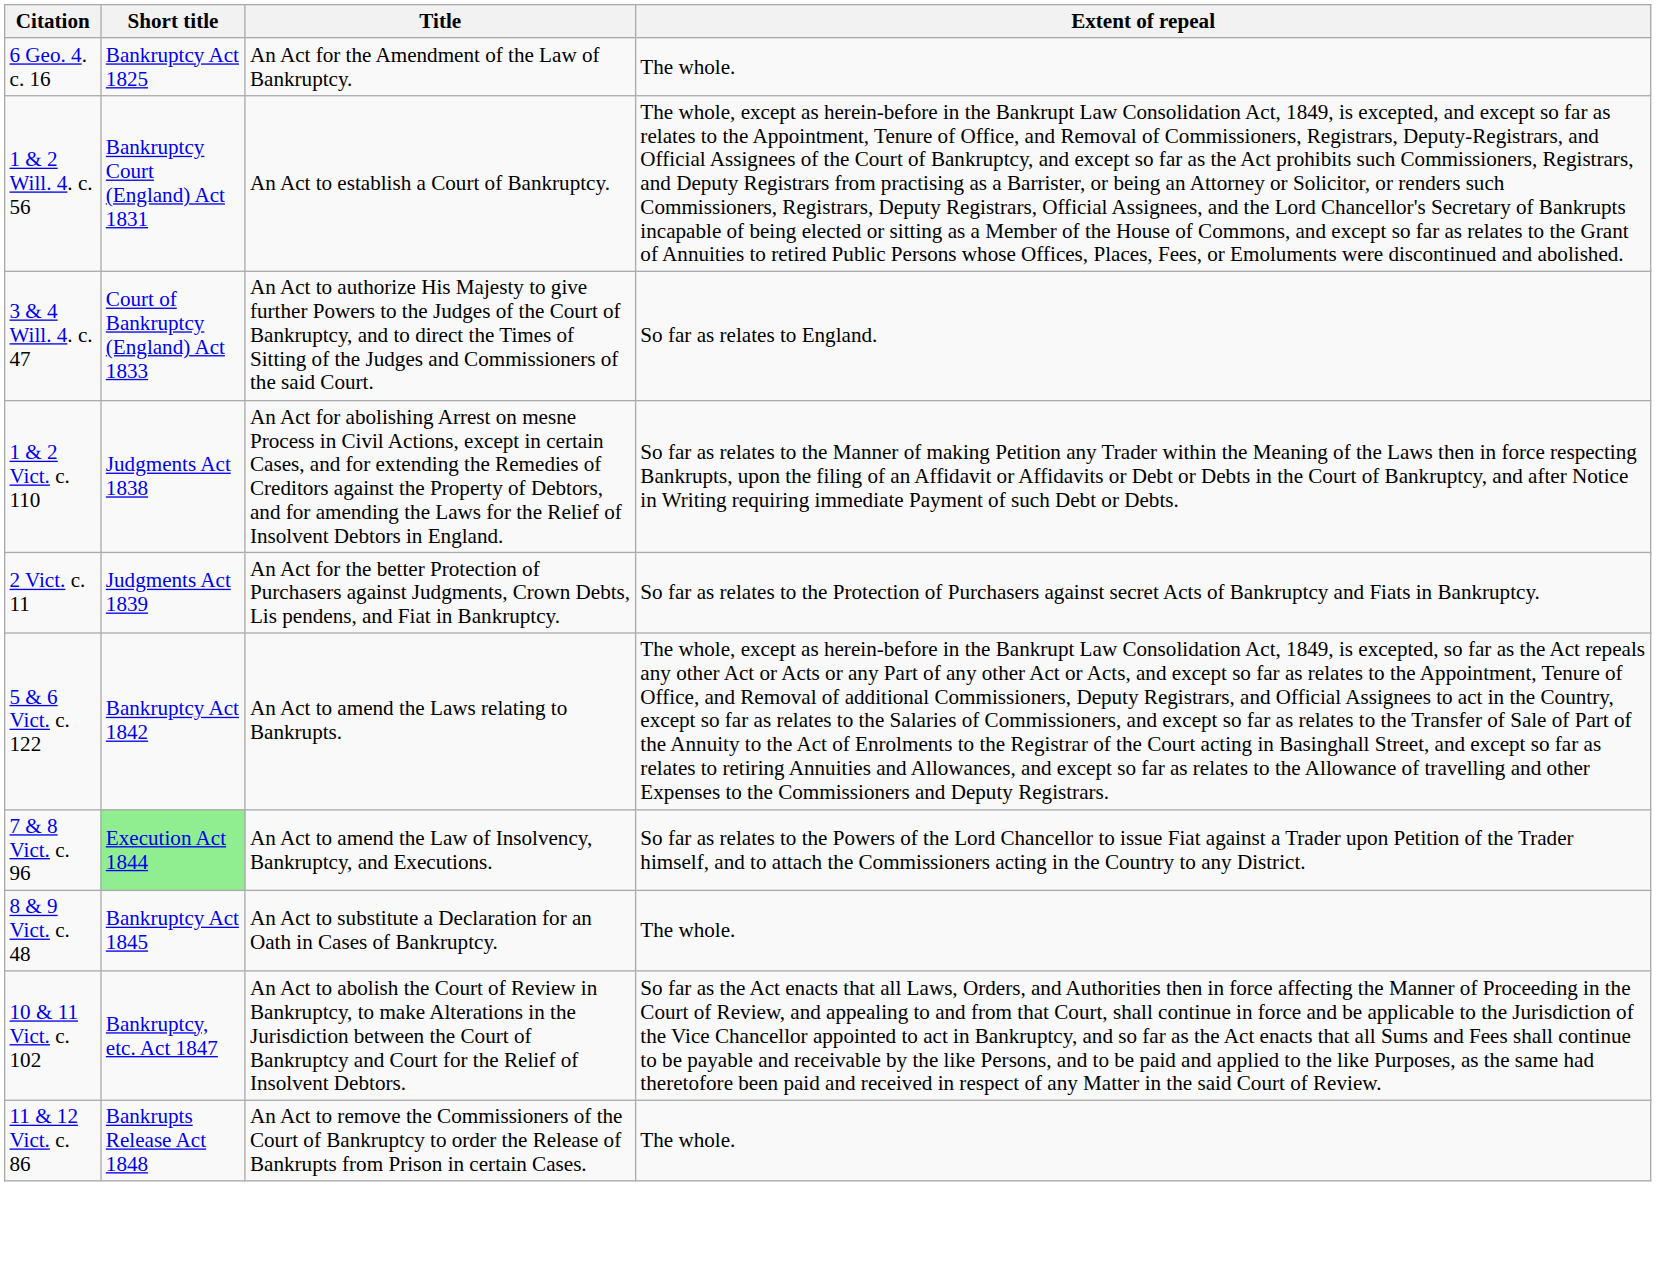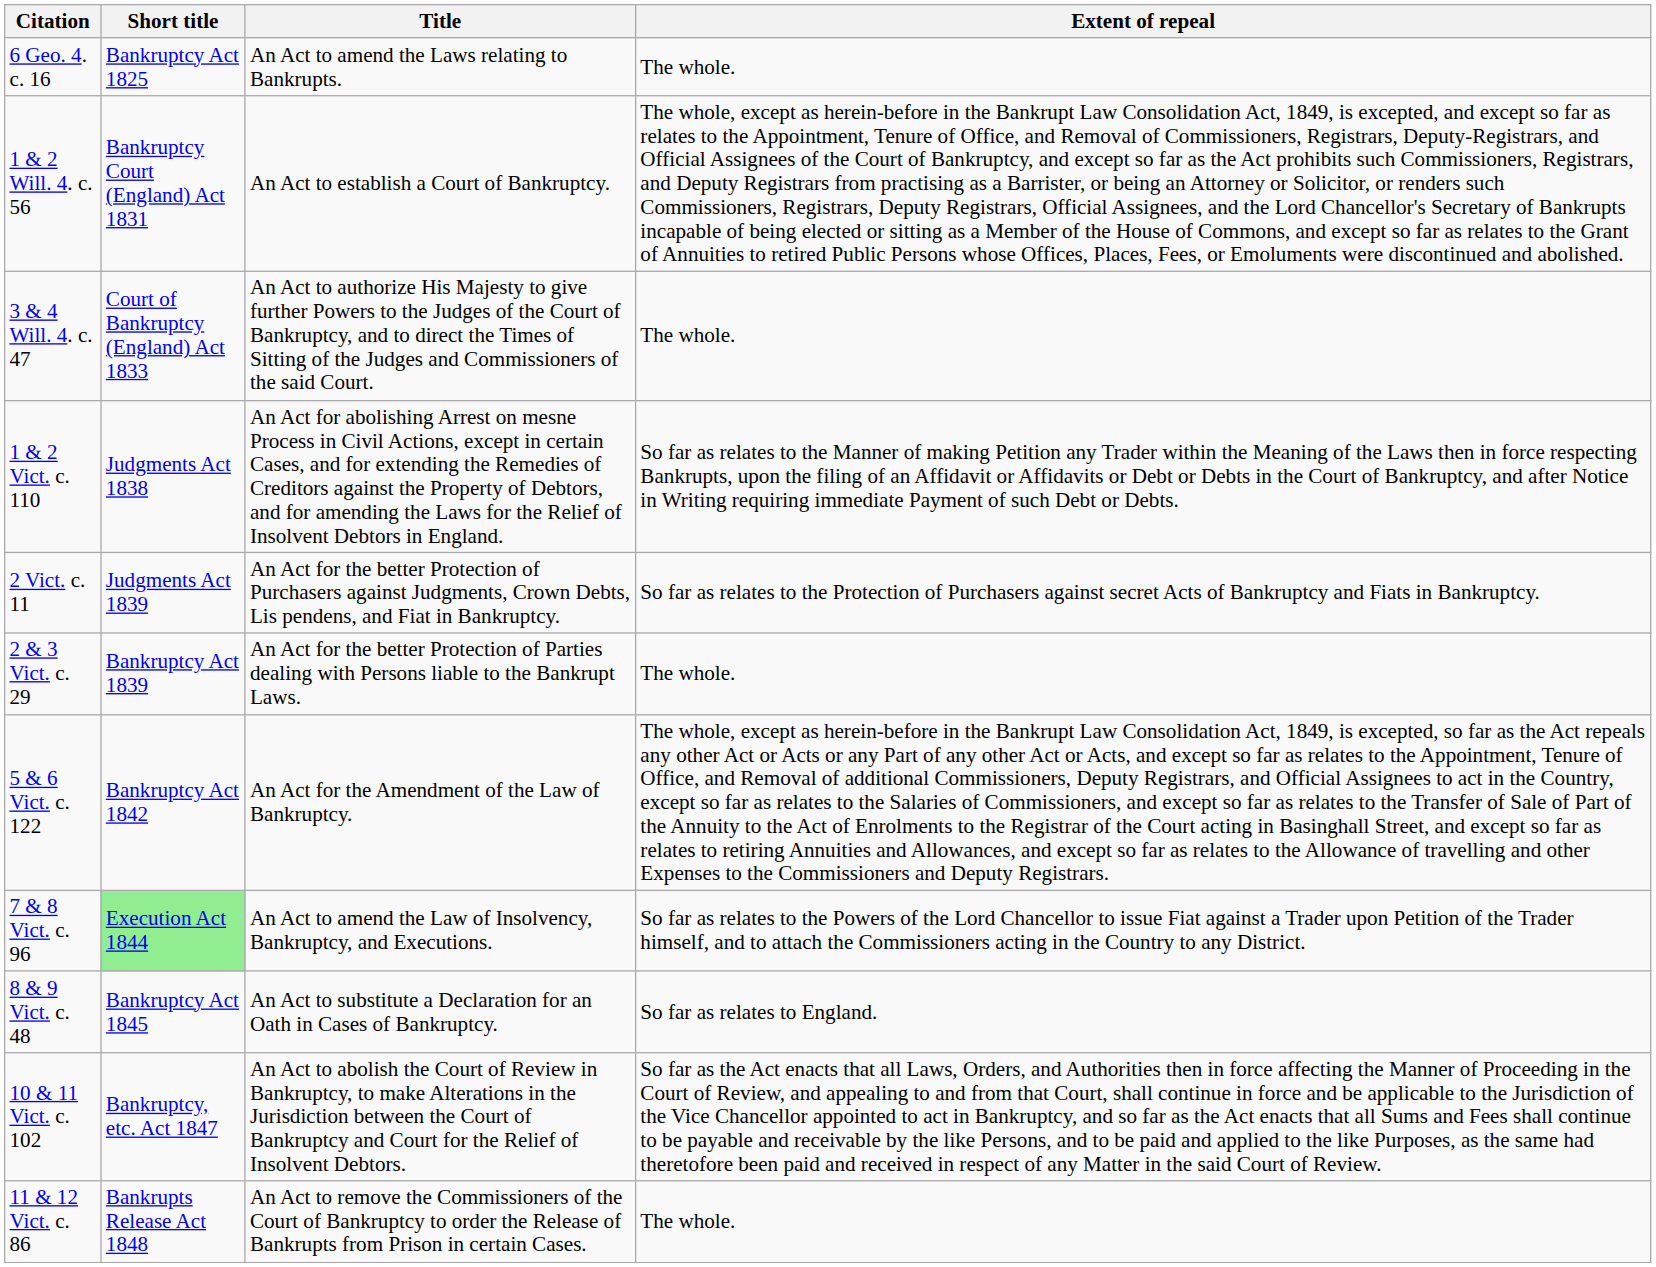(425, 66) An Act for the Amendment of the Law of Bankruptcy. -> (409, 66) An Act to amend the Laws relating to Bankrupts.
(759, 335) So far as relates to England. -> (688, 335) The whole.
+ row: (40, 673)
(409, 721) An Act to amend the Laws relating to Bankrupts. -> (425, 802) An Act for the Amendment of the Law of Bankruptcy.
(688, 930) The whole. -> (759, 1011) So far as relates to England.
